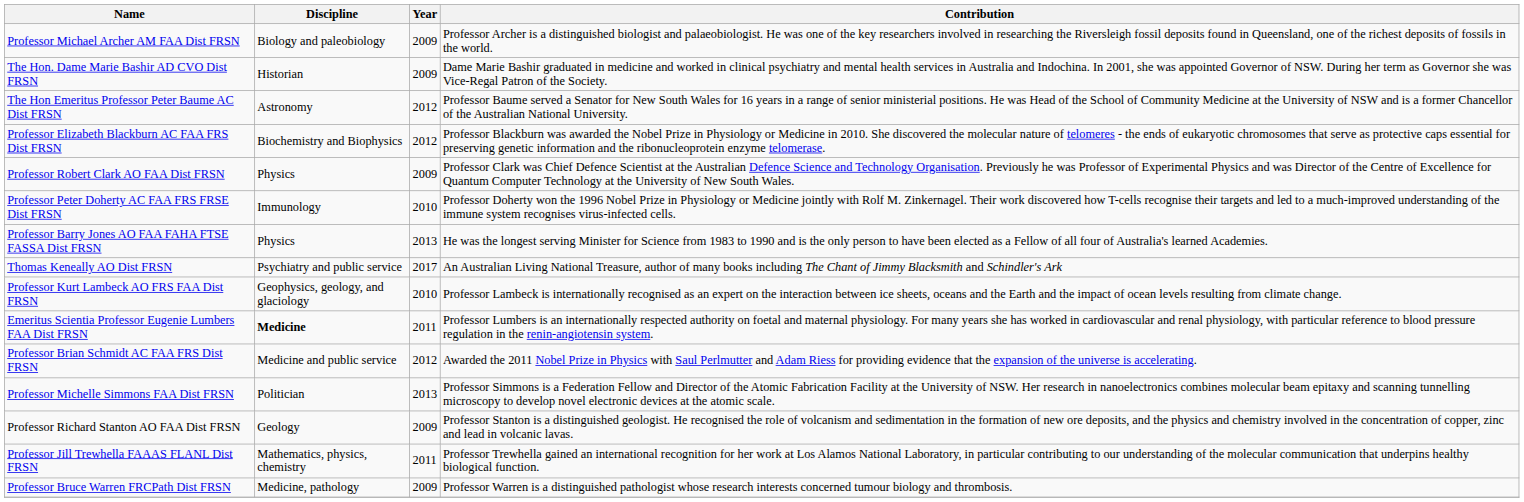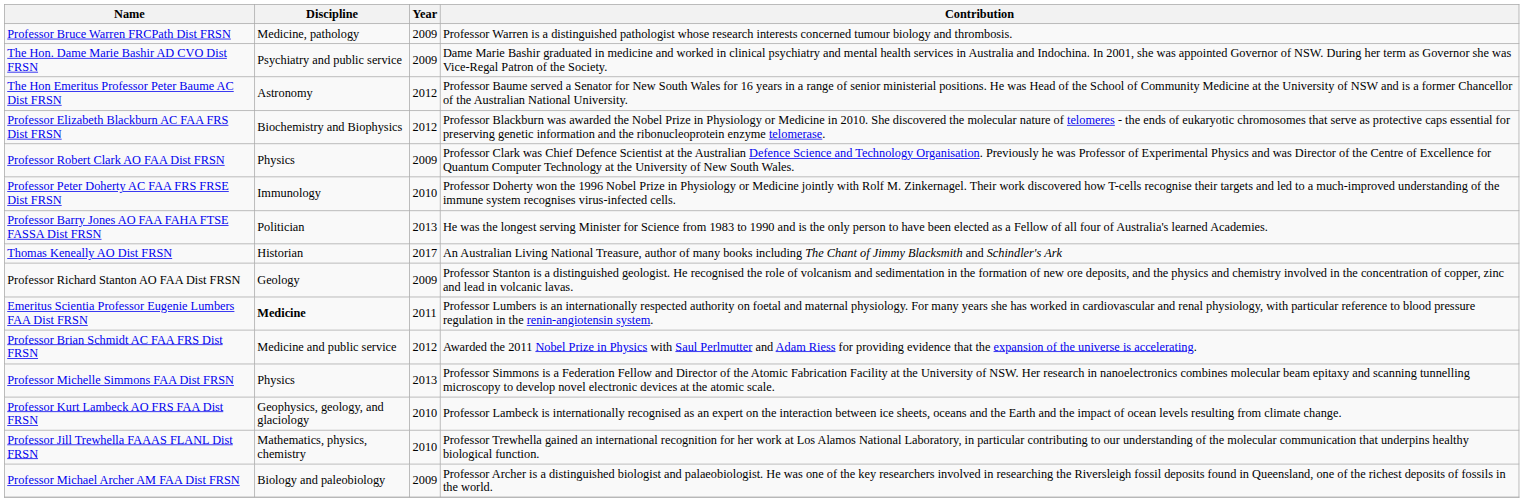rows swapped: (123, 40) <-> (119, 487)
(280, 74) Historian -> (330, 60) Psychiatry and public service
(276, 241) Physics -> (281, 227) Politician
(330, 267) Psychiatry and public service -> (280, 253) Historian
rows swapped: (115, 294) <-> (124, 427)
(281, 394) Politician -> (276, 380) Physics
(425, 461) 2011 -> (425, 447) 2010
